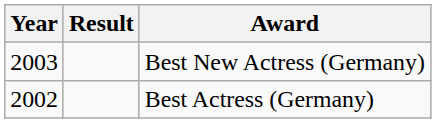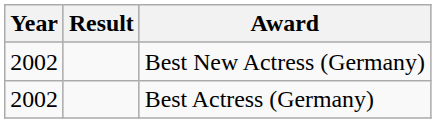(34, 61) 2003 -> (34, 61) 2002
